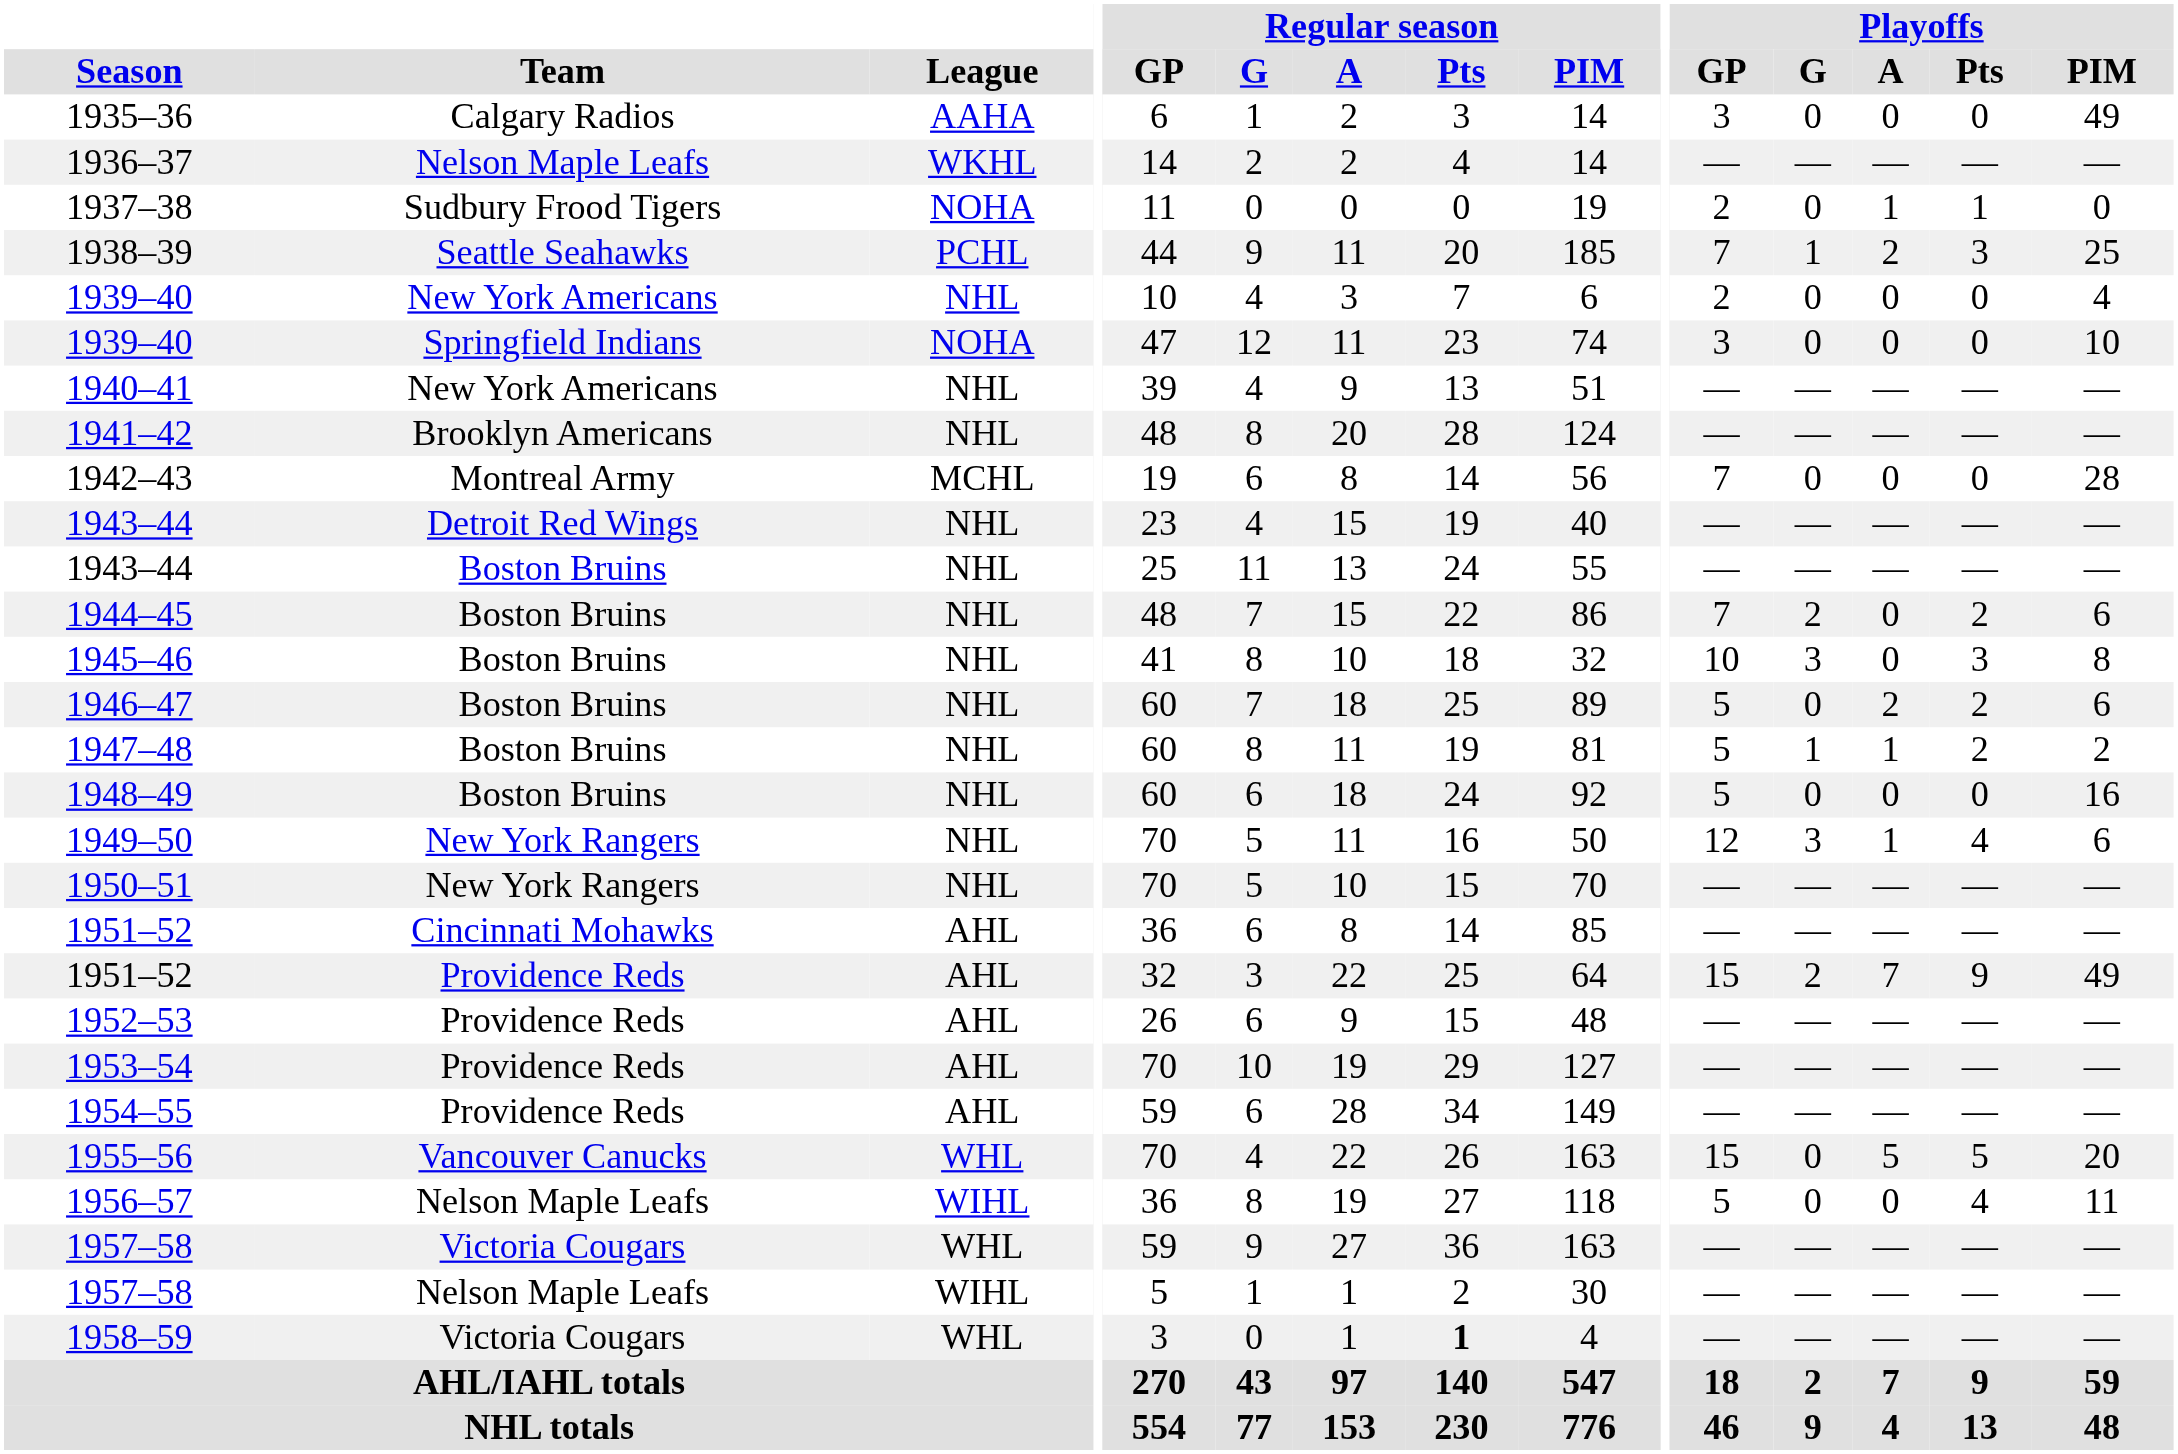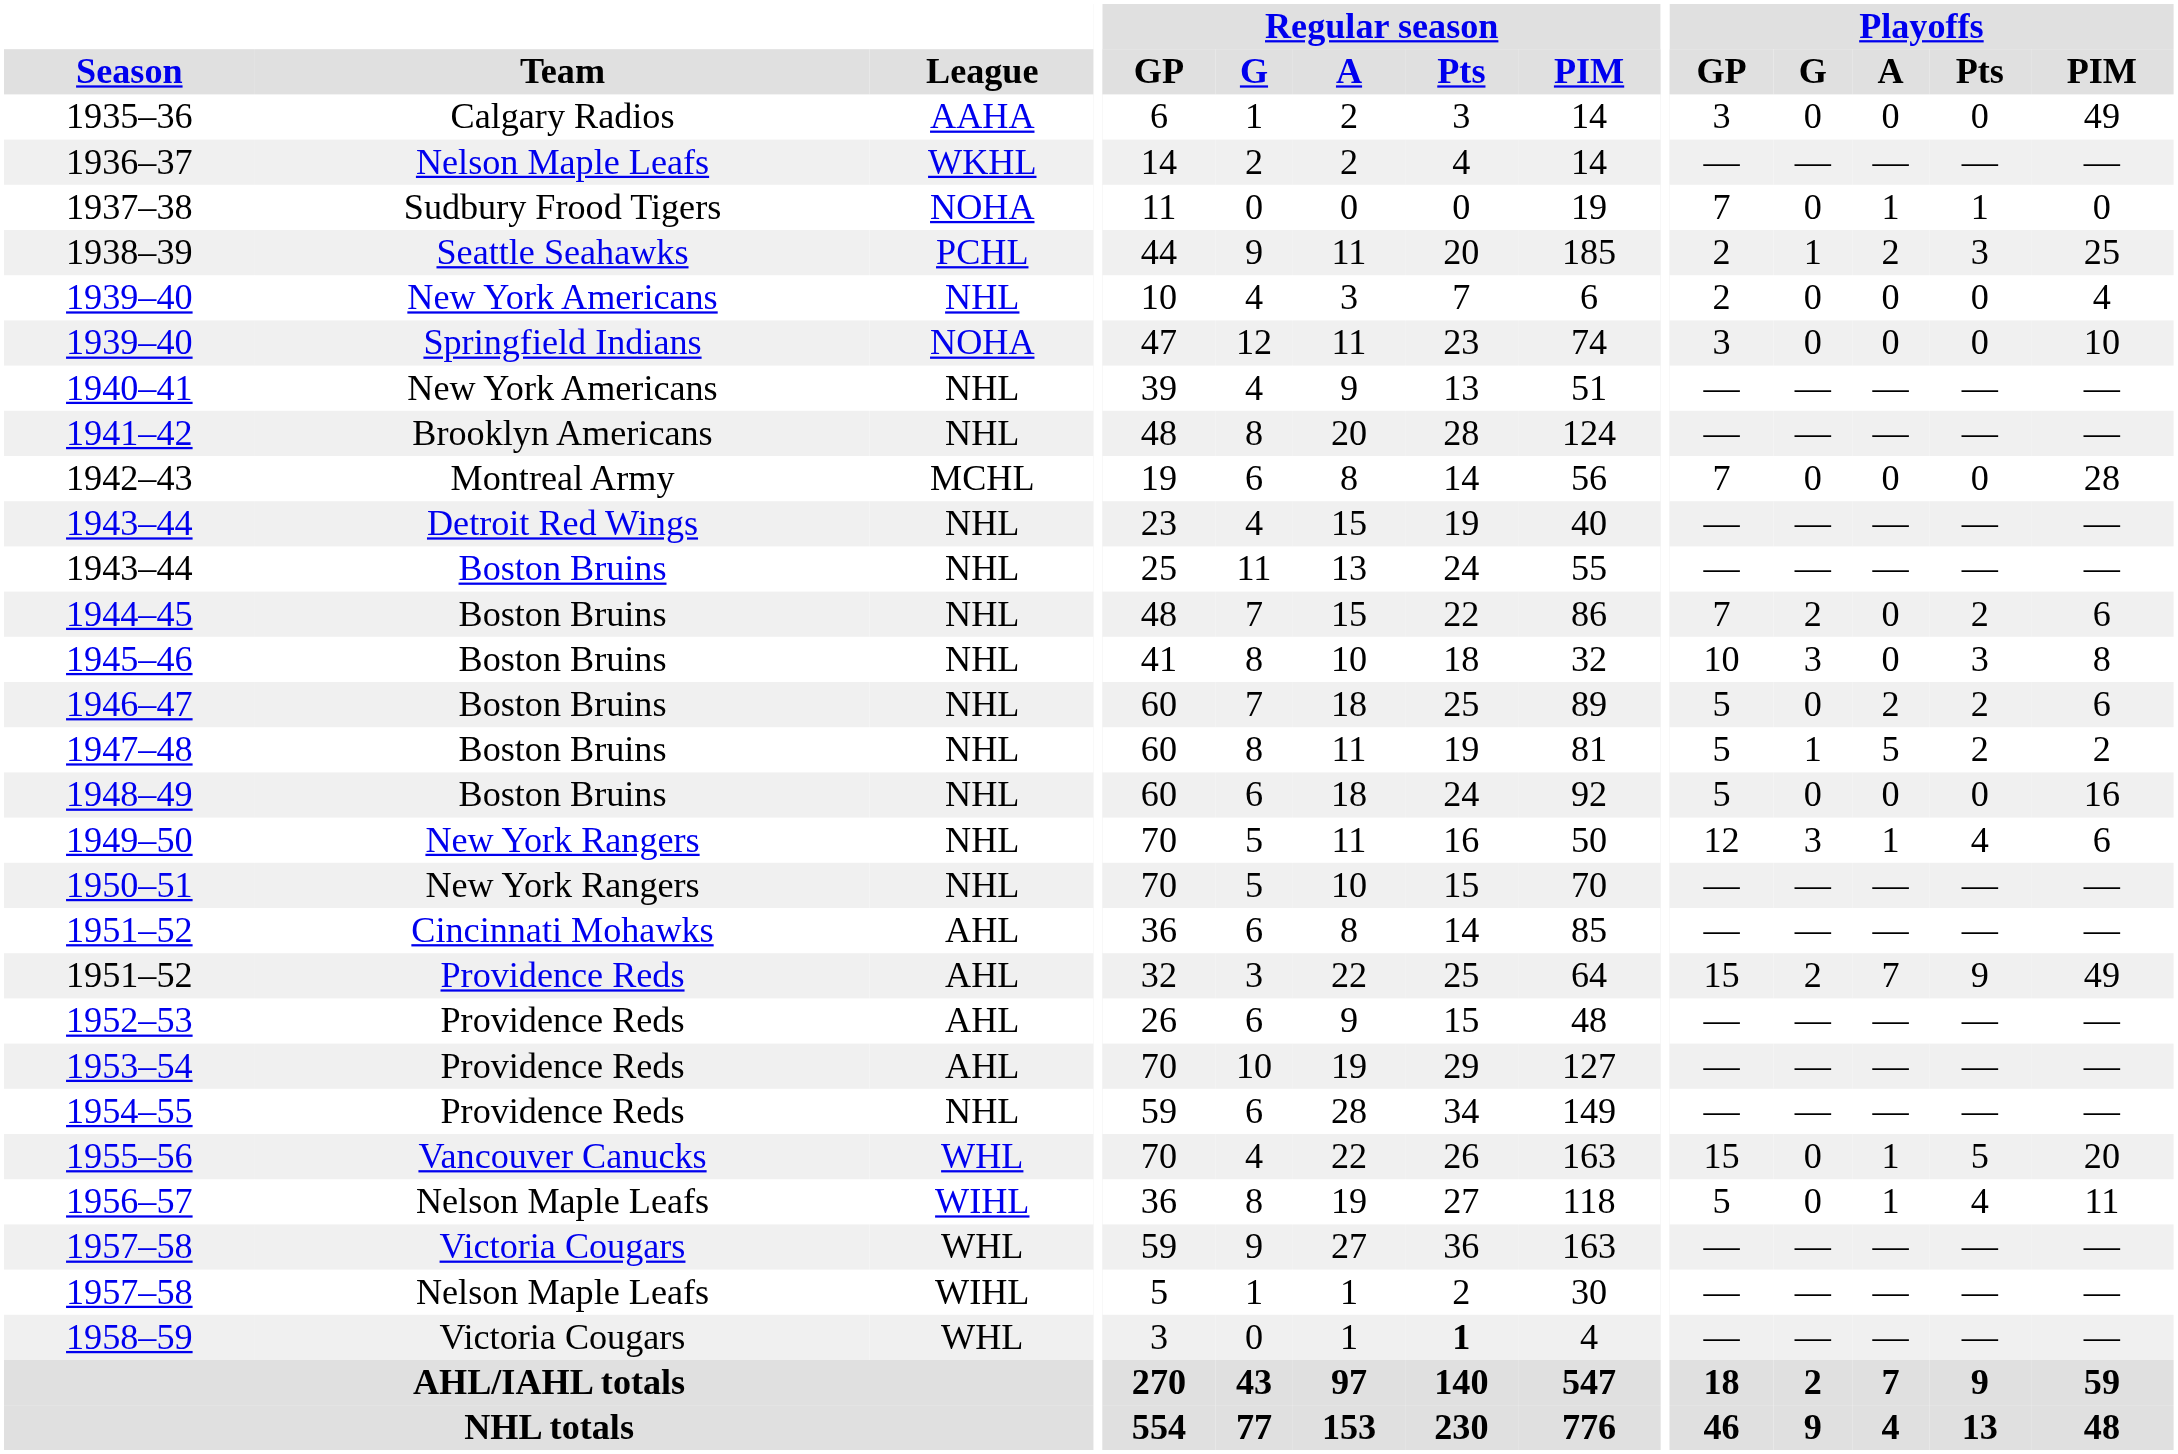(1722, 206) 2 -> (1722, 206) 7
(1722, 251) 7 -> (1722, 251) 2
(1890, 749) 1 -> (1890, 749) 5
(982, 1110) AHL -> (982, 1110) NHL
(1890, 1155) 5 -> (1890, 1155) 1
(1890, 1201) 0 -> (1890, 1201) 1
